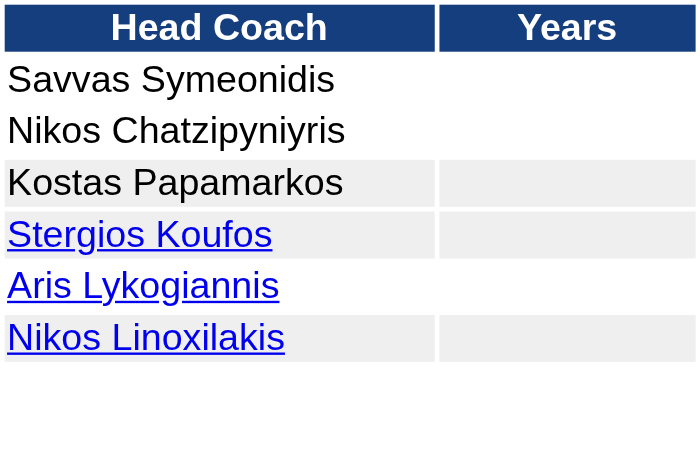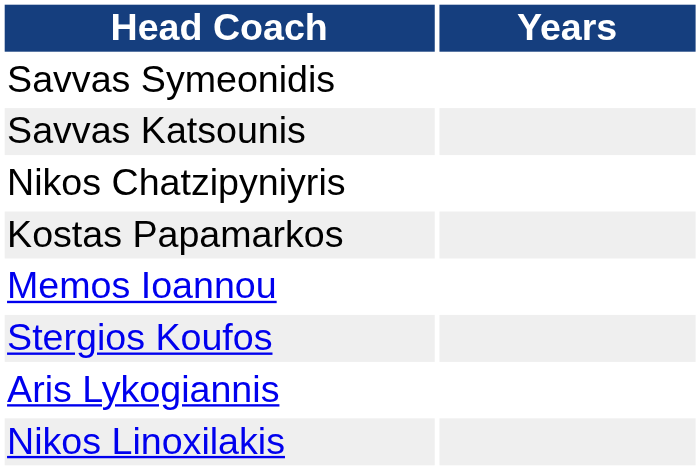+ row: (156, 130)
+ row: (142, 286)
